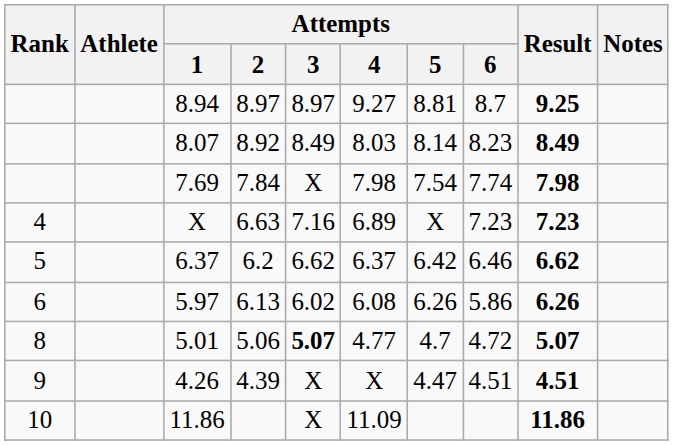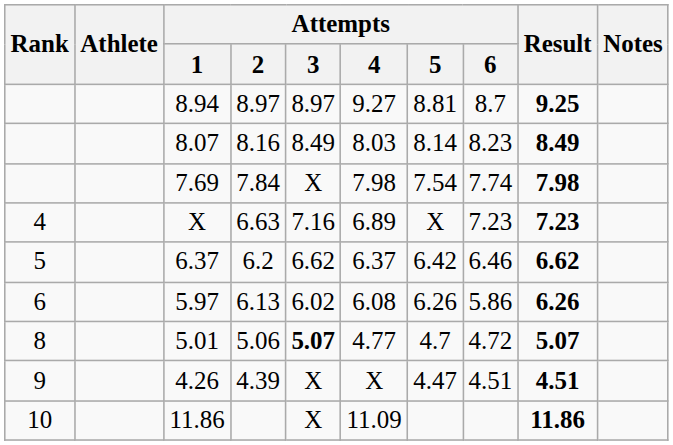(258, 143) 8.92 -> (258, 143) 8.16
